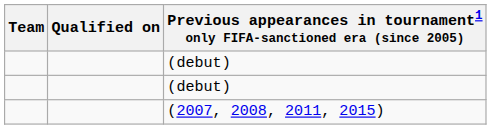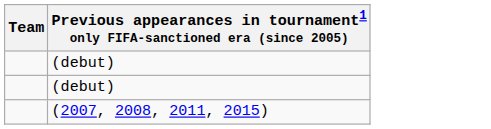- column: (106, 27)
